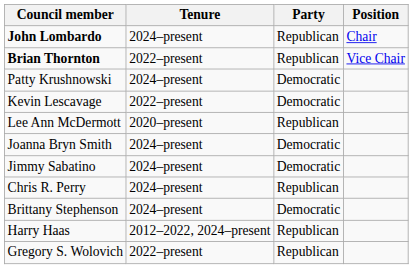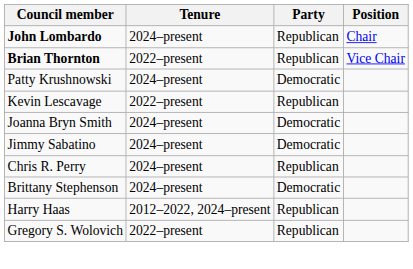(308, 101) Democratic -> (308, 101) Republican
- row: (64, 123)
